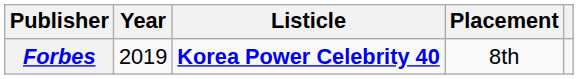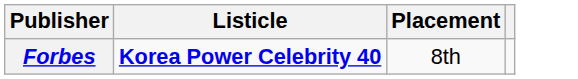- column: (143, 21)
